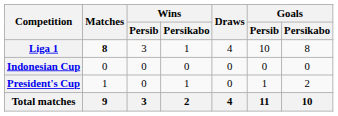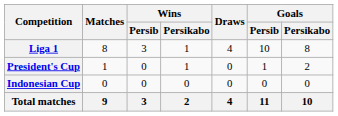(105, 48) bold -> (105, 48) normal
rows swapped: (44, 66) <-> (44, 84)
